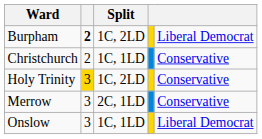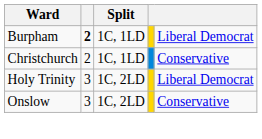(121, 36) 1C, 2LD -> (121, 36) 1C, 1LD
(87, 79) gold background -> (87, 79) no background
(193, 79) Conservative -> (205, 79) Liberal Democrat
- row: (29, 101)
(121, 123) 1C, 1LD -> (121, 101) 1C, 2LD
(205, 123) Liberal Democrat -> (193, 101) Conservative
